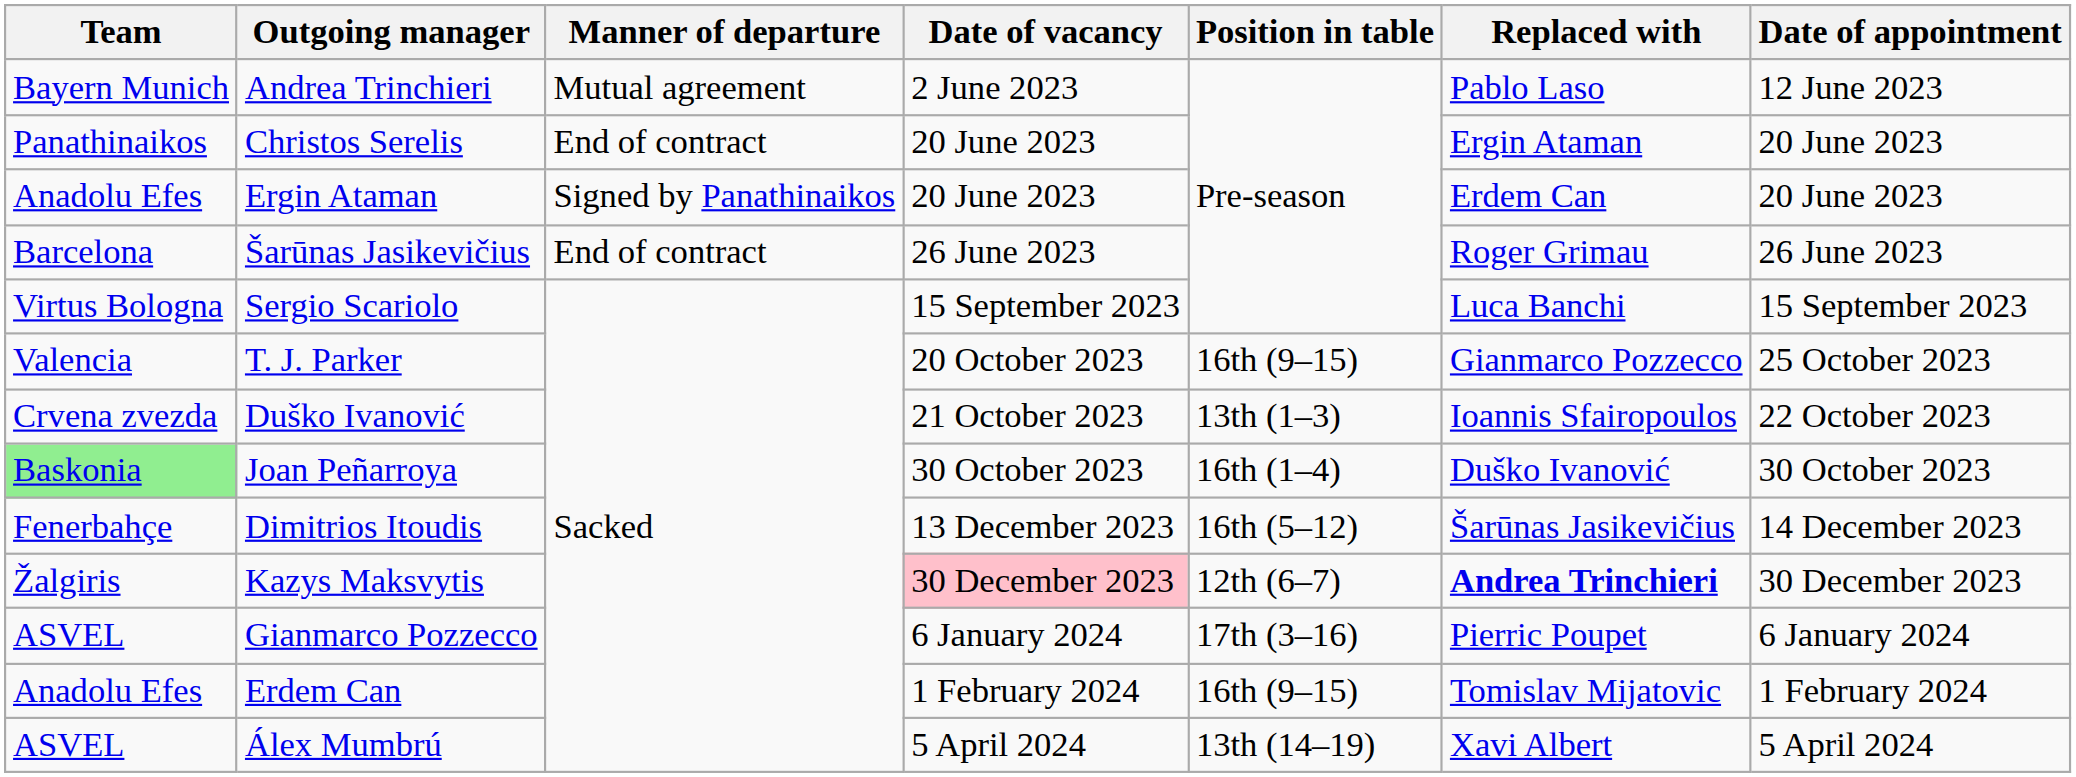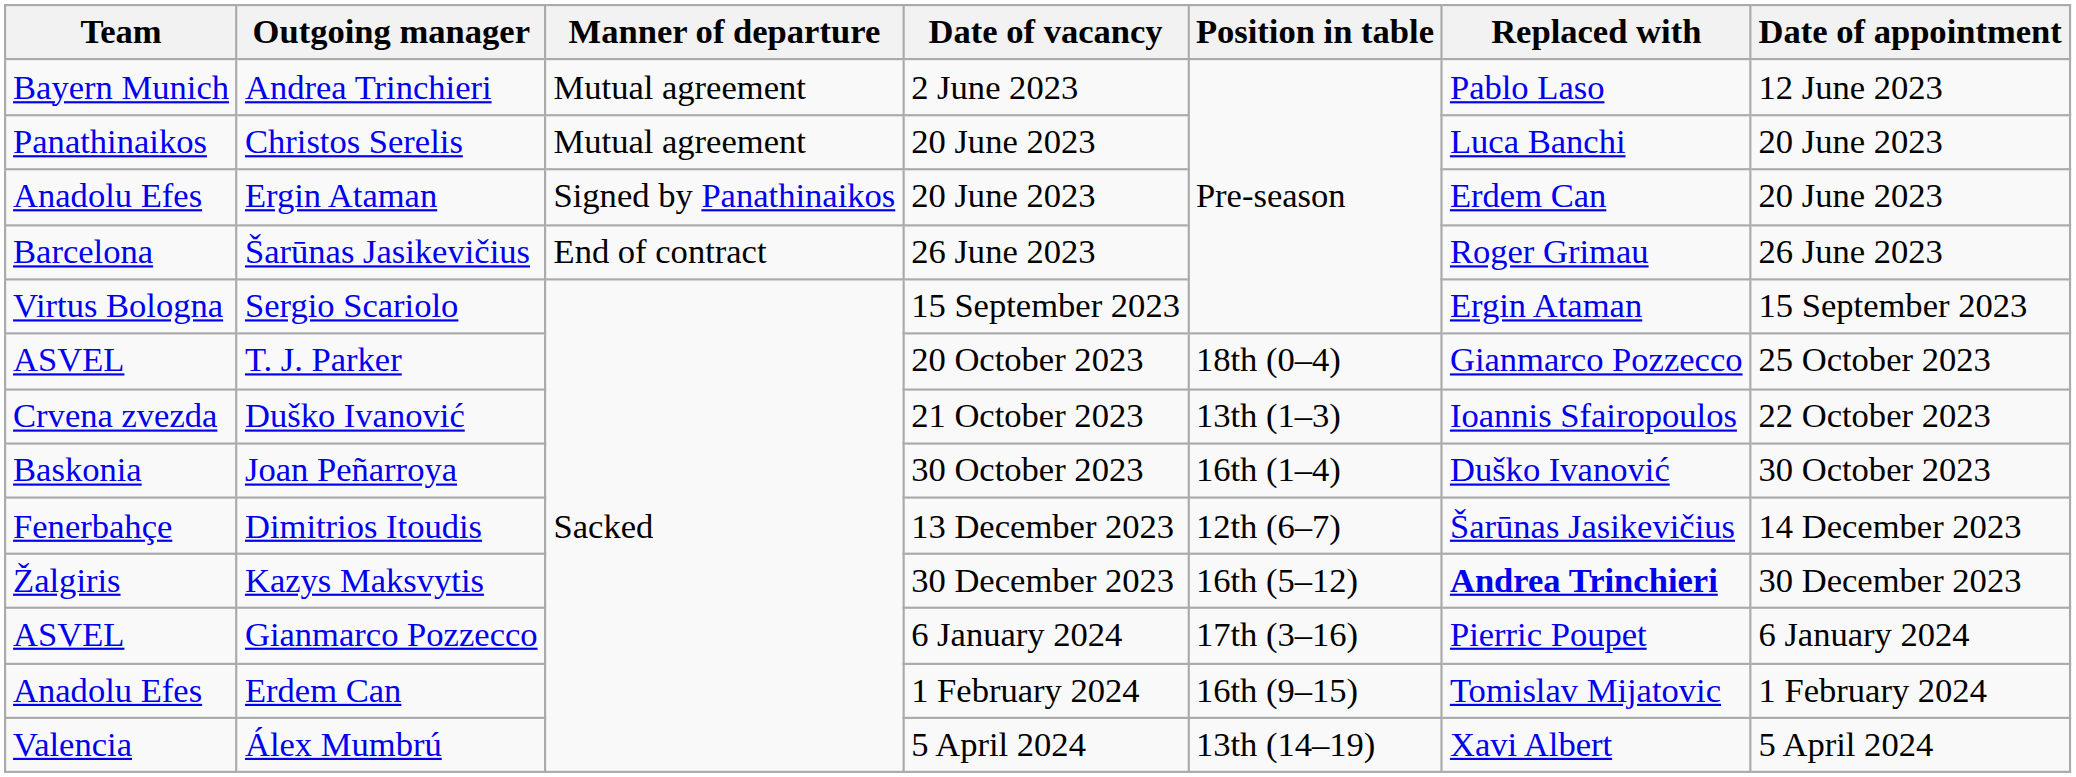(660, 141) End of contract -> (680, 141) Mutual agreement
(1546, 141) Ergin Ataman -> (1538, 141) Luca Banchi
(1538, 305) Luca Banchi -> (1546, 305) Ergin Ataman
(73, 360) Valencia -> (69, 360) ASVEL
(1277, 360) 16th (9–15) -> (1268, 360) 18th (0–4)
(77, 470) lightgreen background -> (77, 470) no background
(1277, 525) 16th (5–12) -> (1268, 525) 12th (6–7)
(1043, 580) pink background -> (1043, 580) no background
(1268, 580) 12th (6–7) -> (1277, 580) 16th (5–12)
(69, 744) ASVEL -> (73, 744) Valencia
